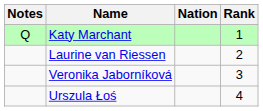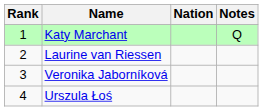columns swapped: (239, 14) <-> (25, 14)
